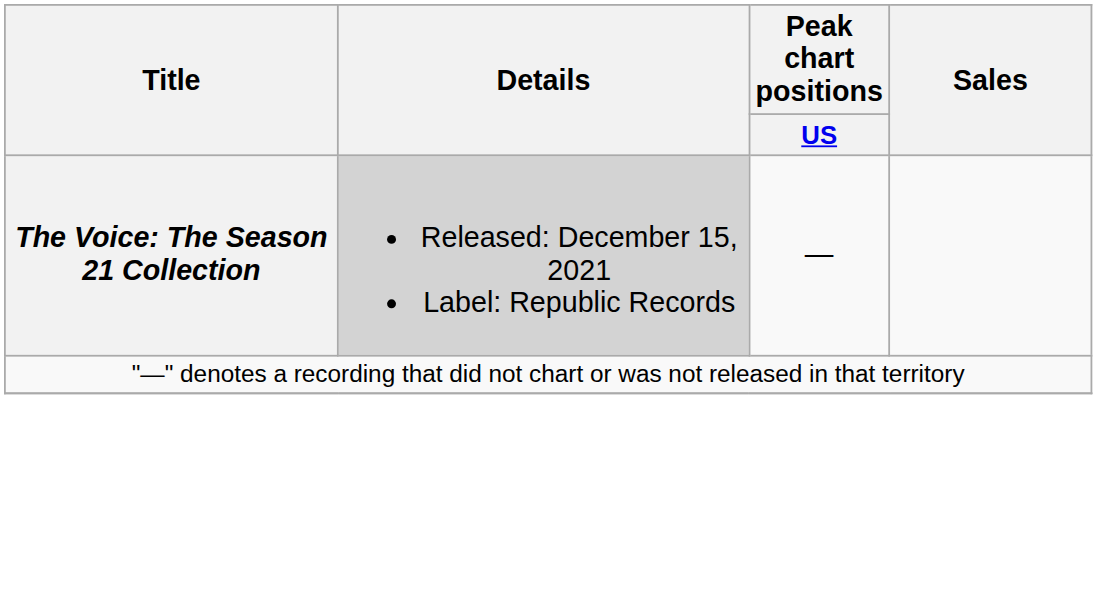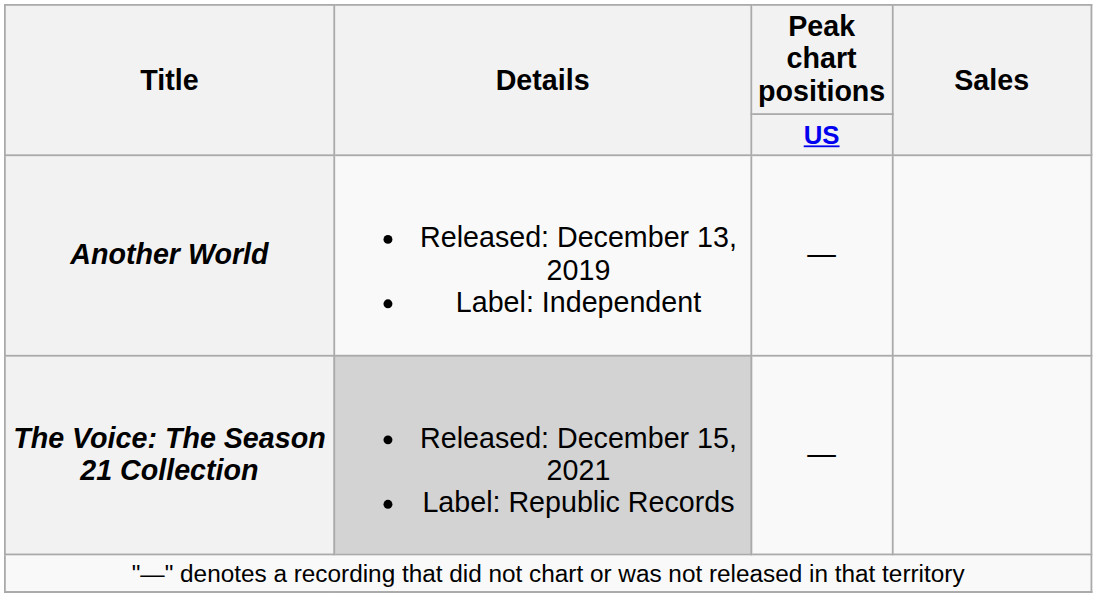+ row: (169, 254)
